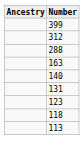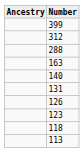+ row: (56, 102)
